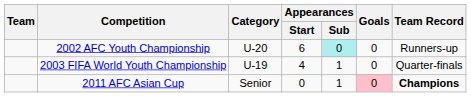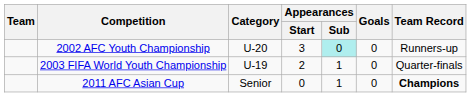(302, 48) 6 -> (302, 48) 3
(302, 65) 4 -> (302, 65) 2
(374, 83) pink background -> (374, 83) no background
